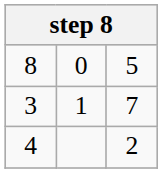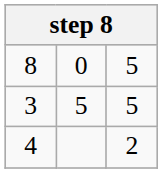(81, 106) 1 -> (81, 106) 5
(132, 106) 7 -> (132, 106) 5
